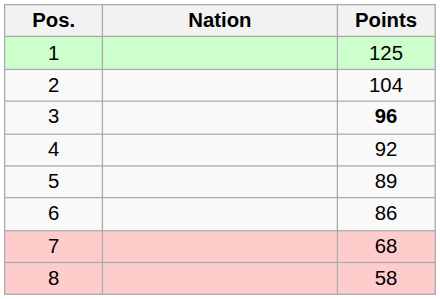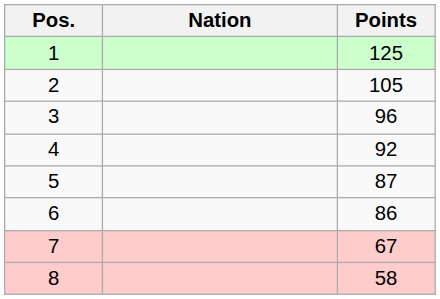(386, 85) 104 -> (386, 85) 105
(386, 117) bold -> (386, 117) normal
(386, 181) 89 -> (386, 181) 87
(386, 246) 68 -> (386, 246) 67
